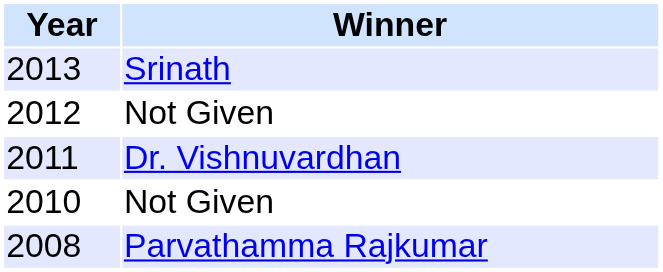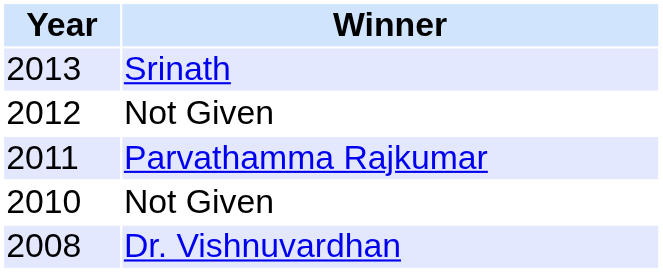(262, 157) Dr. Vishnuvardhan -> (306, 157) Parvathamma Rajkumar
(306, 246) Parvathamma Rajkumar -> (262, 246) Dr. Vishnuvardhan
